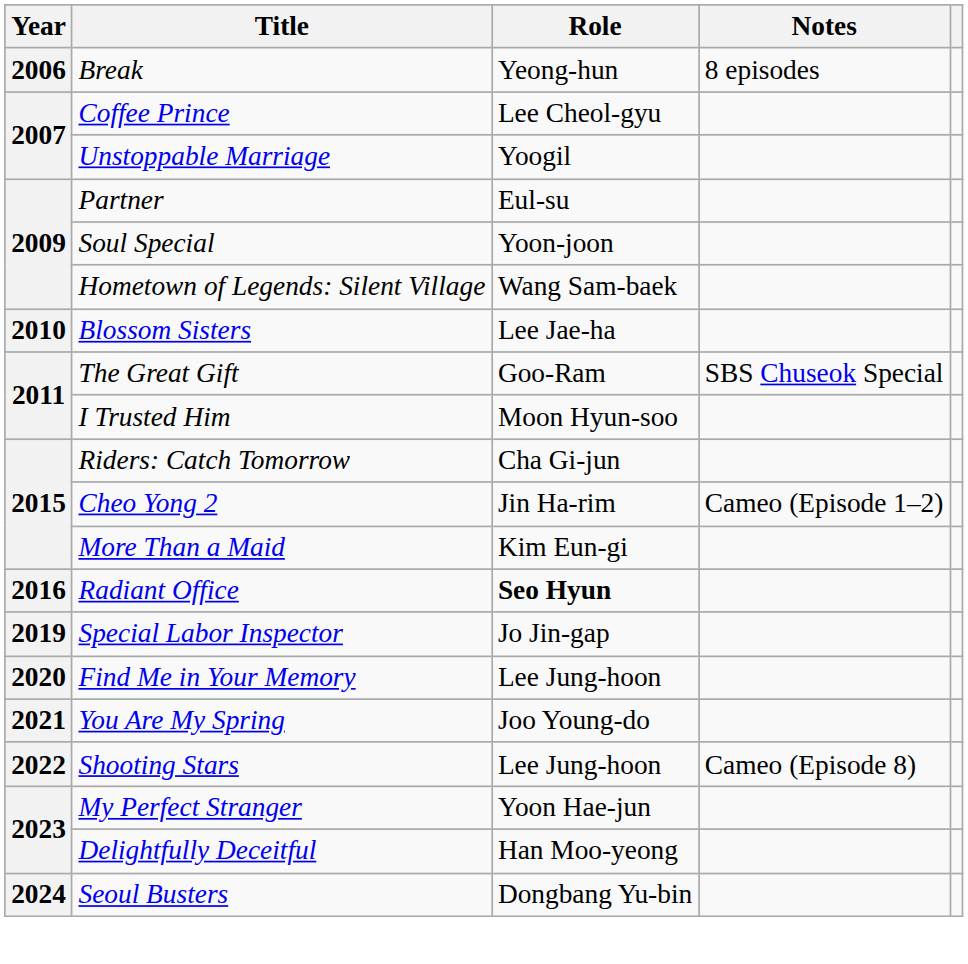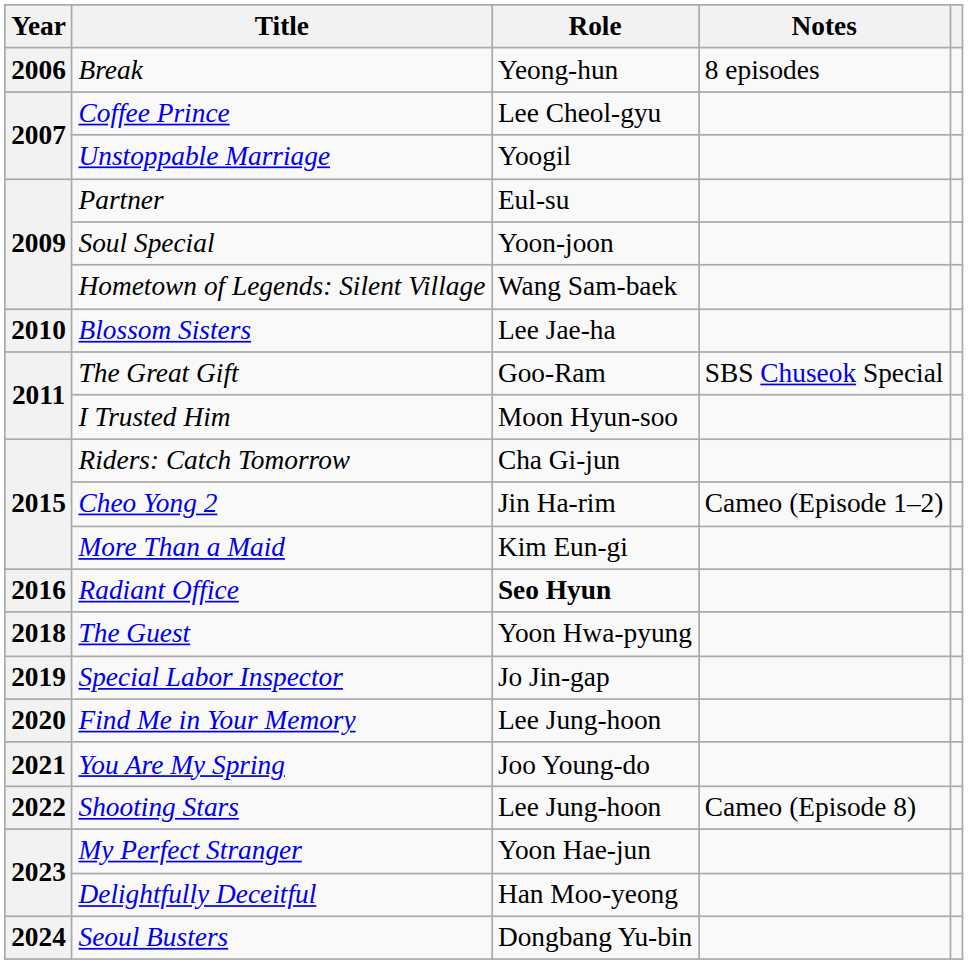+ row: (134, 633)
